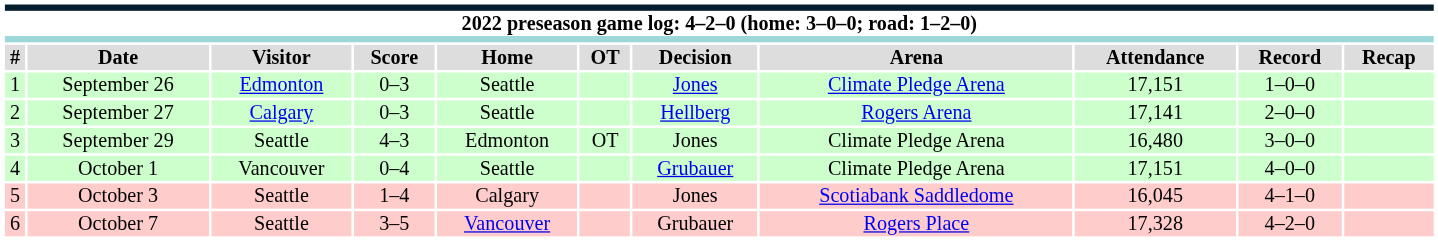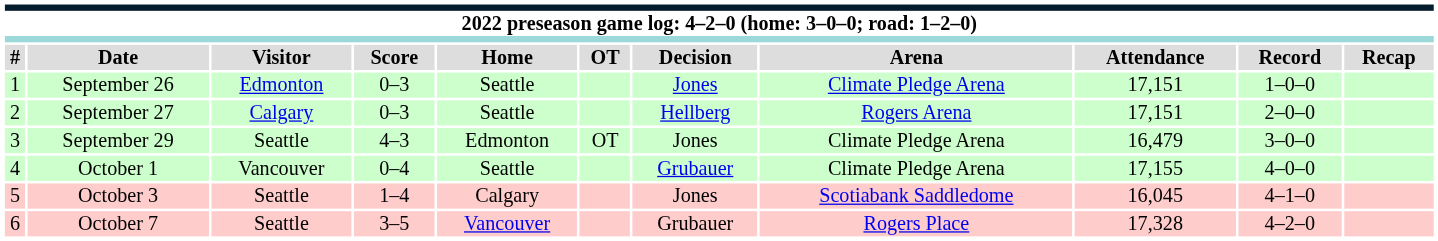(1155, 112) 17,141 -> (1155, 112) 17,151
(1155, 140) 16,480 -> (1155, 140) 16,479
(1155, 168) 17,151 -> (1155, 168) 17,155
